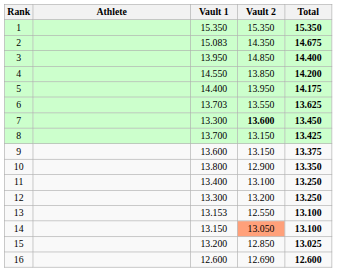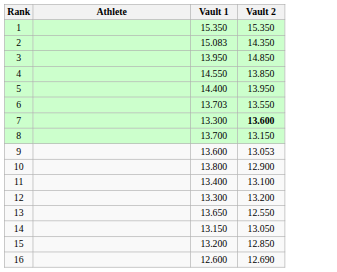- column: (308, 12)
(261, 151) 13.150 -> (261, 151) 13.053
(214, 213) 13.153 -> (214, 213) 13.650
(261, 228) lightsalmon background -> (261, 228) no background
